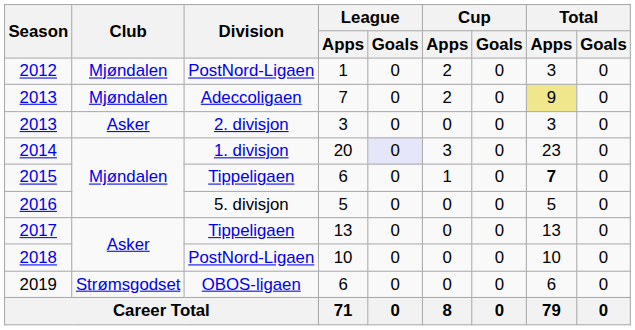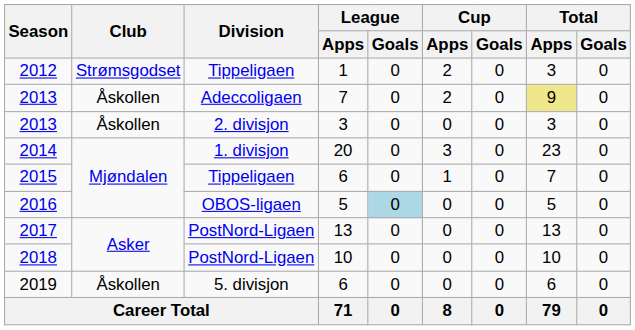(128, 71) Mjøndalen -> (128, 71) Strømsgodset
(251, 71) PostNord-Ligaen -> (251, 71) Tippeligaen
(128, 97) Mjøndalen -> (128, 97) Åskollen
(128, 124) Asker -> (128, 124) Åskollen
(395, 151) lavender background -> (395, 151) no background
(551, 177) bold -> (551, 177) normal
(251, 204) 5. divisjon -> (251, 204) OBOS-ligaen
(395, 204) no background -> (395, 204) lightblue background
(251, 230) Tippeligaen -> (251, 230) PostNord-Ligaen
(128, 284) Strømsgodset -> (128, 284) Åskollen
(251, 284) OBOS-ligaen -> (251, 284) 5. divisjon
